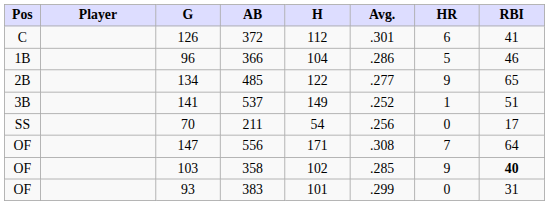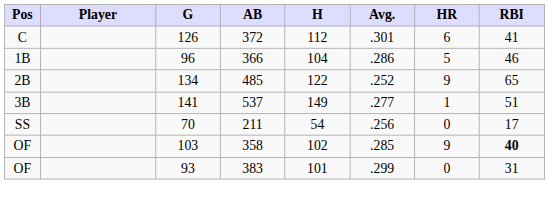(382, 80) .277 -> (382, 80) .252
(382, 102) .252 -> (382, 102) .277
- row: (188, 146)
